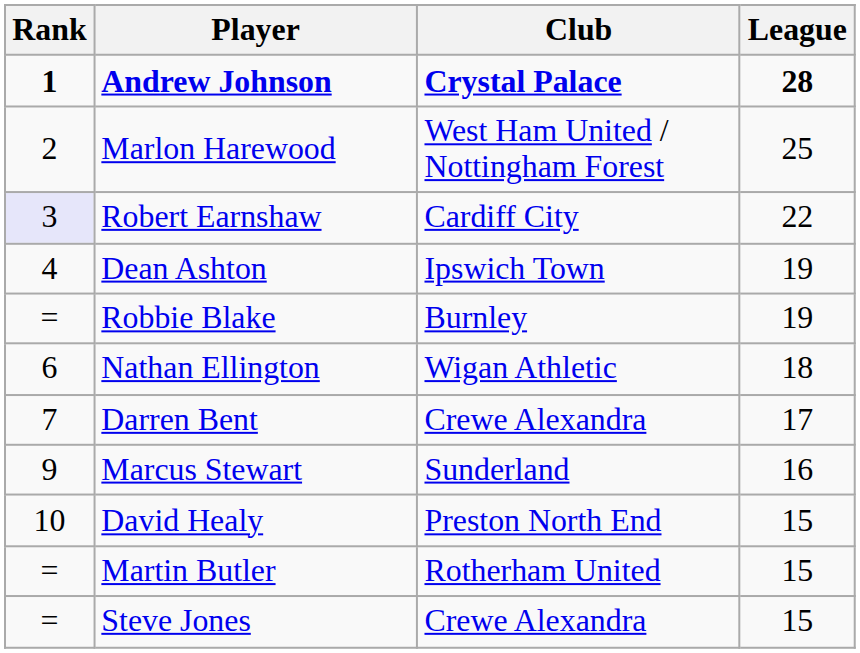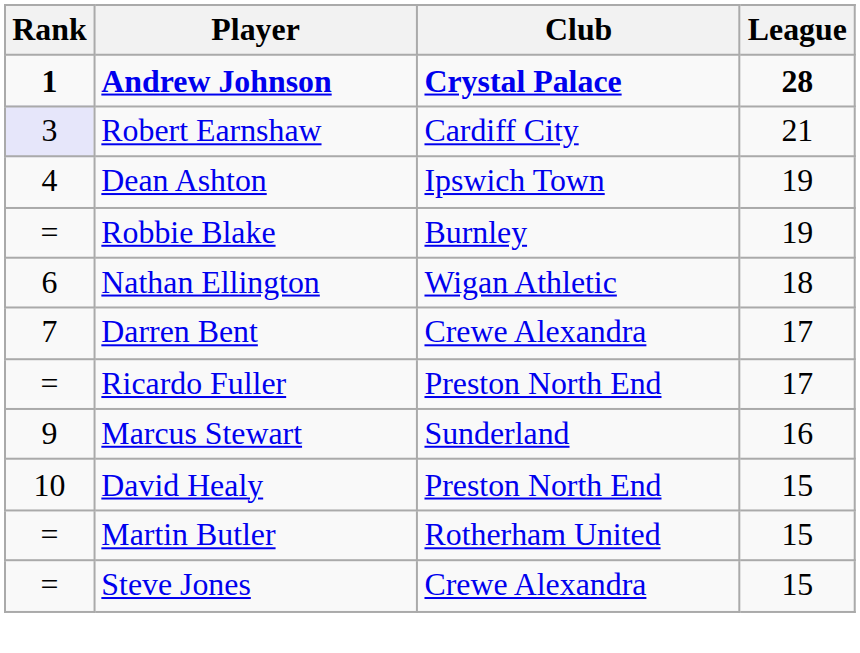- row: (219, 148)
(797, 217) 22 -> (797, 130) 21
+ row: (194, 383)
